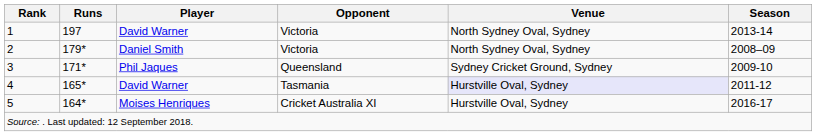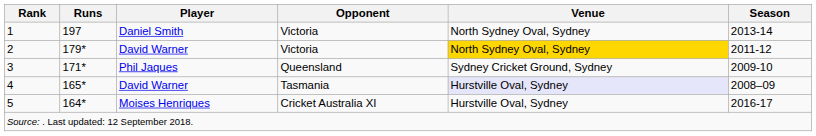(153, 31) David Warner -> (151, 31) Daniel Smith
(151, 49) Daniel Smith -> (153, 49) David Warner
(520, 49) no background -> (520, 49) gold background
(753, 49) 2008–09 -> (751, 49) 2011-12
(751, 85) 2011-12 -> (753, 85) 2008–09
